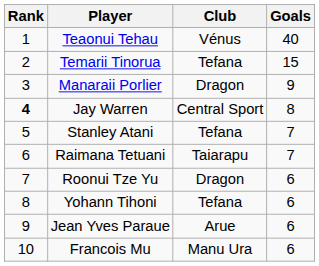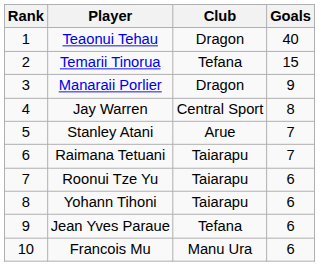(220, 39) Vénus -> (220, 39) Dragon
(26, 109) bold -> (26, 109) normal
(220, 132) Tefana -> (220, 132) Arue
(220, 179) Dragon -> (220, 179) Taiarapu
(220, 202) Tefana -> (220, 202) Taiarapu
(220, 226) Arue -> (220, 226) Tefana
